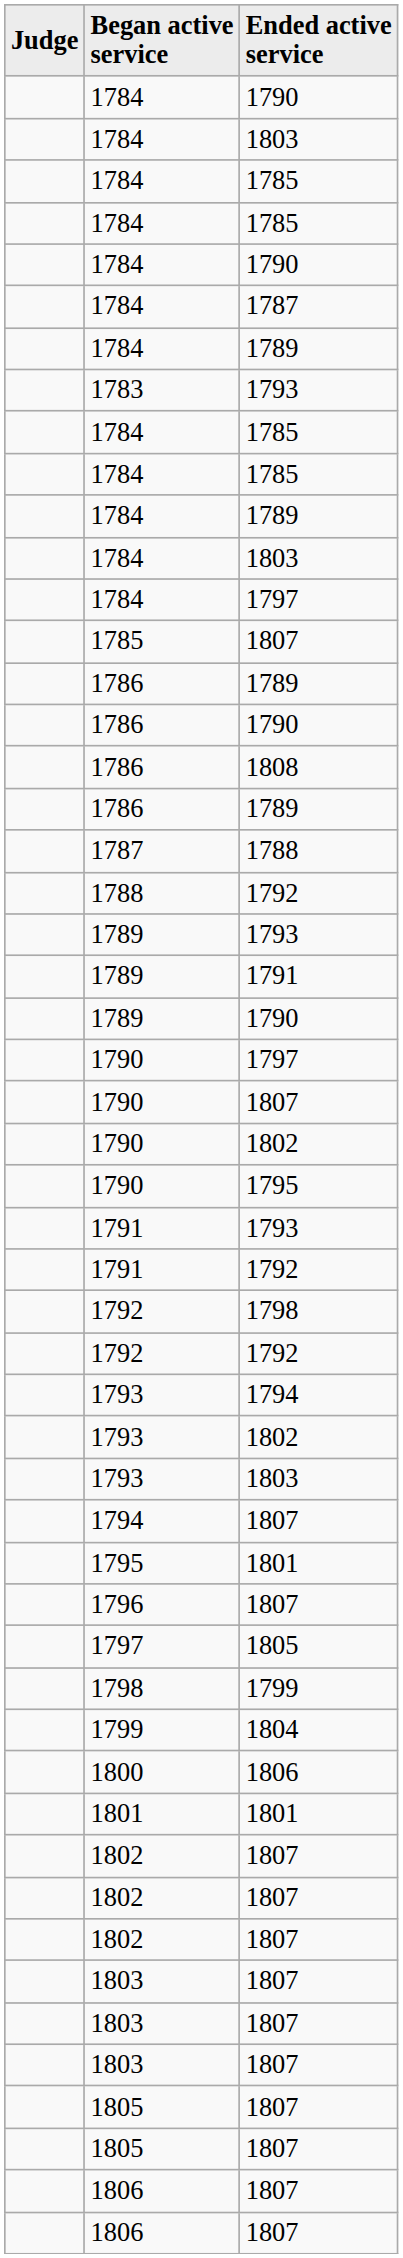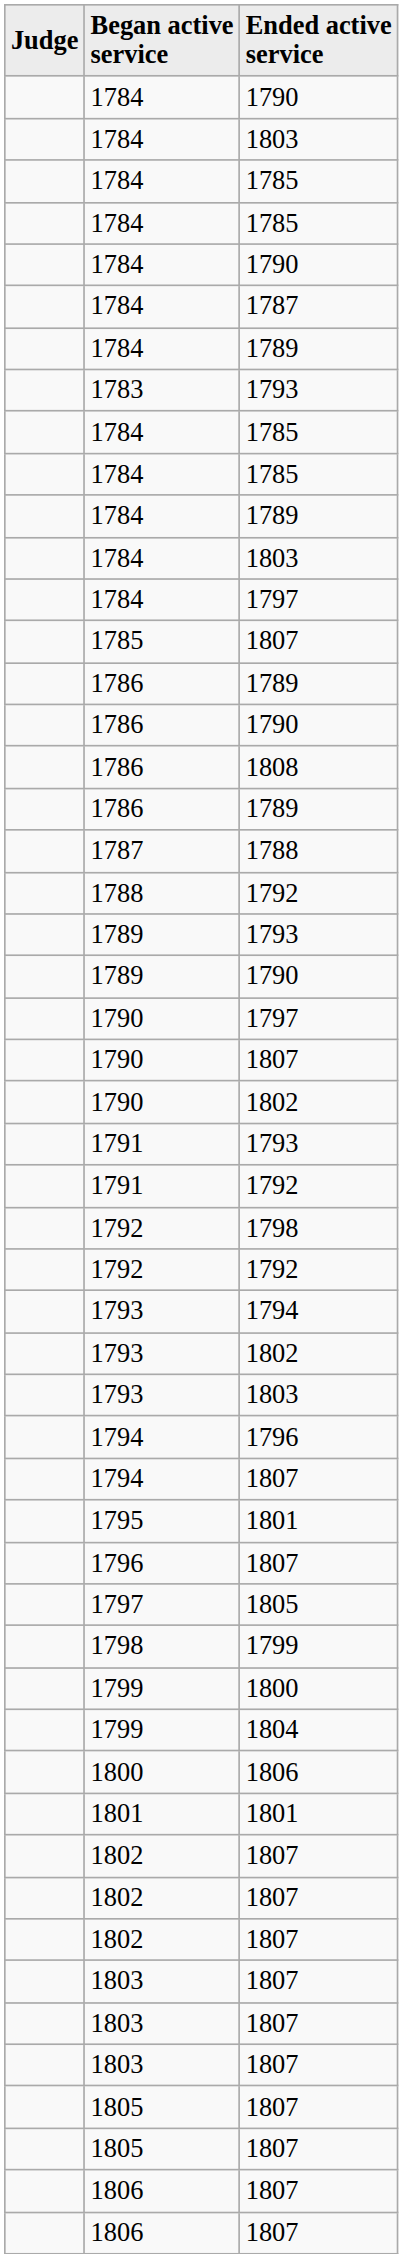- row: (117, 976)
- row: (117, 1185)
+ row: (117, 1436)
+ row: (117, 1688)
